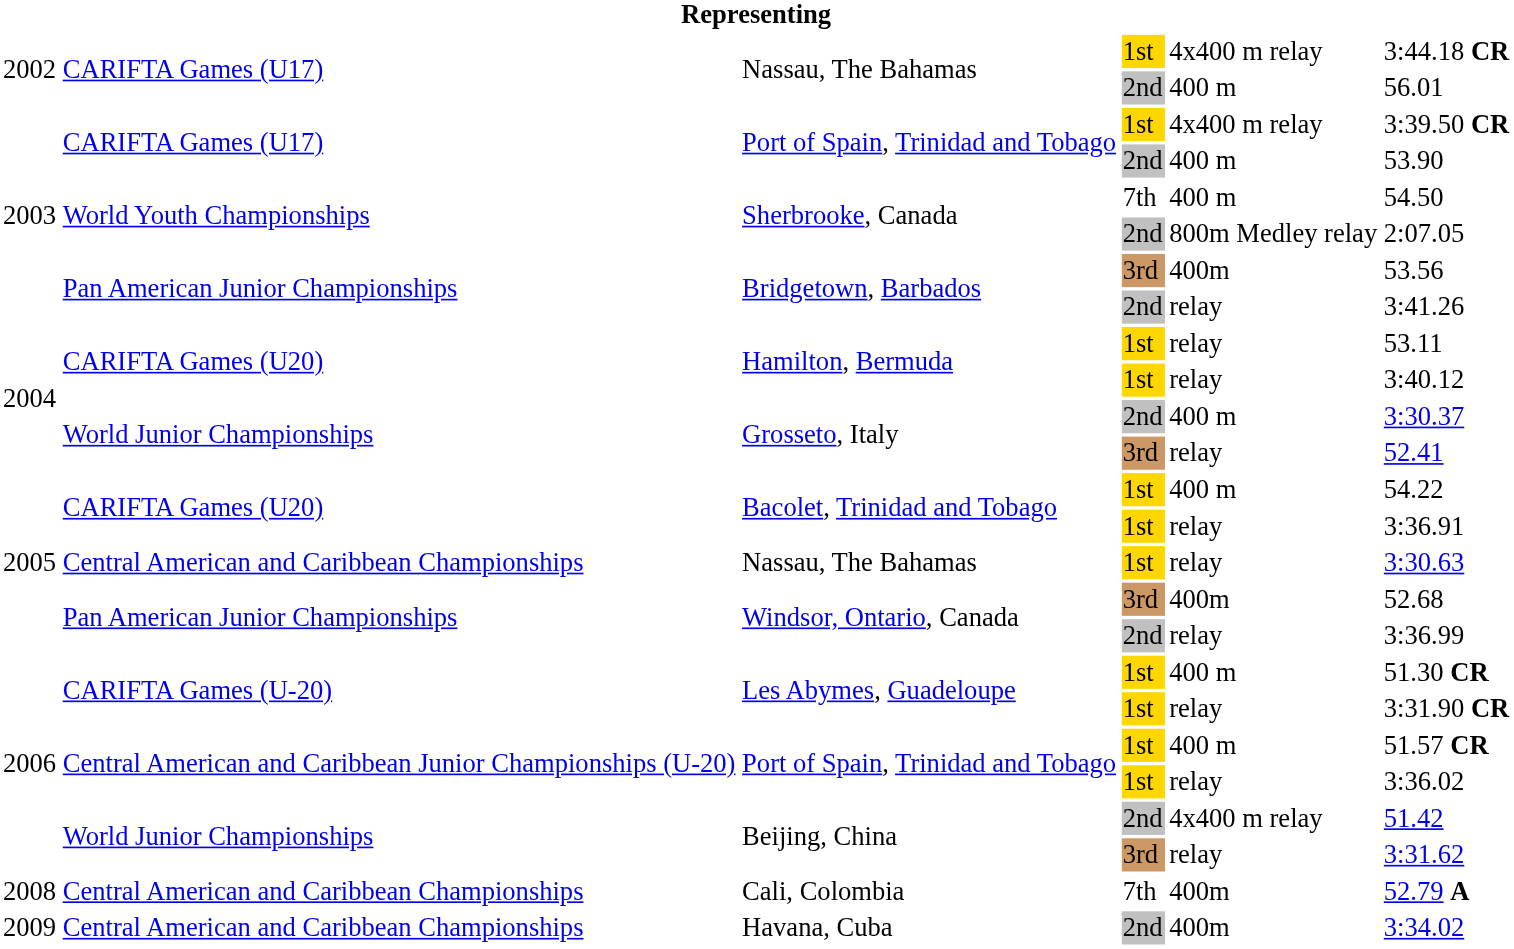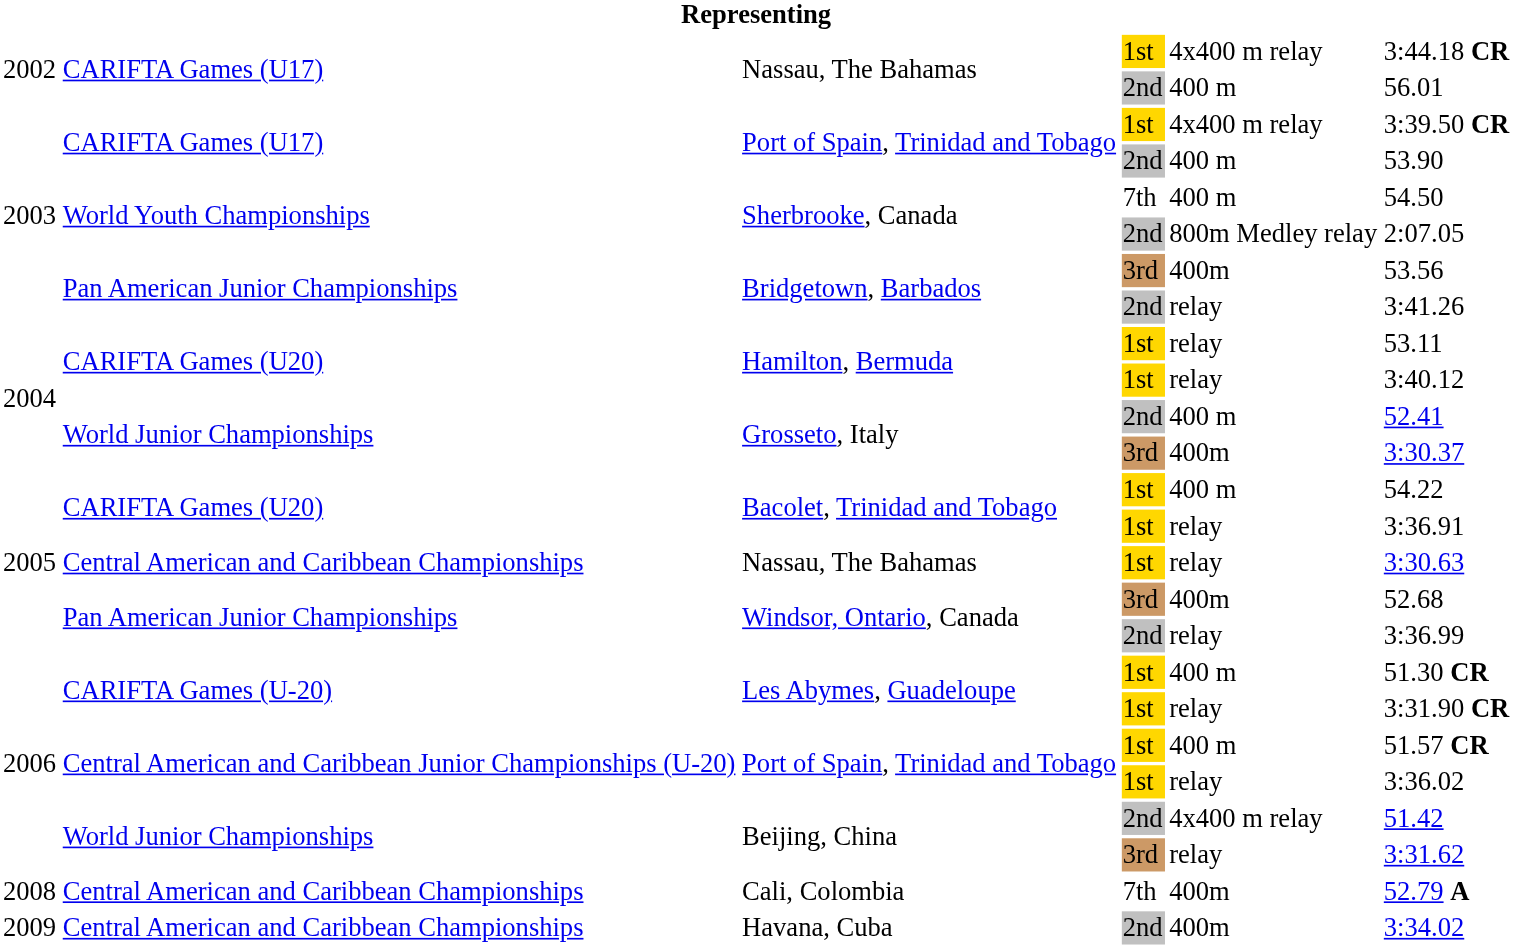(1424, 416) 3:30.37 -> (1414, 416) 52.41
(1196, 452) relay -> (1199, 452) 400m
(1414, 452) 52.41 -> (1424, 452) 3:30.37
